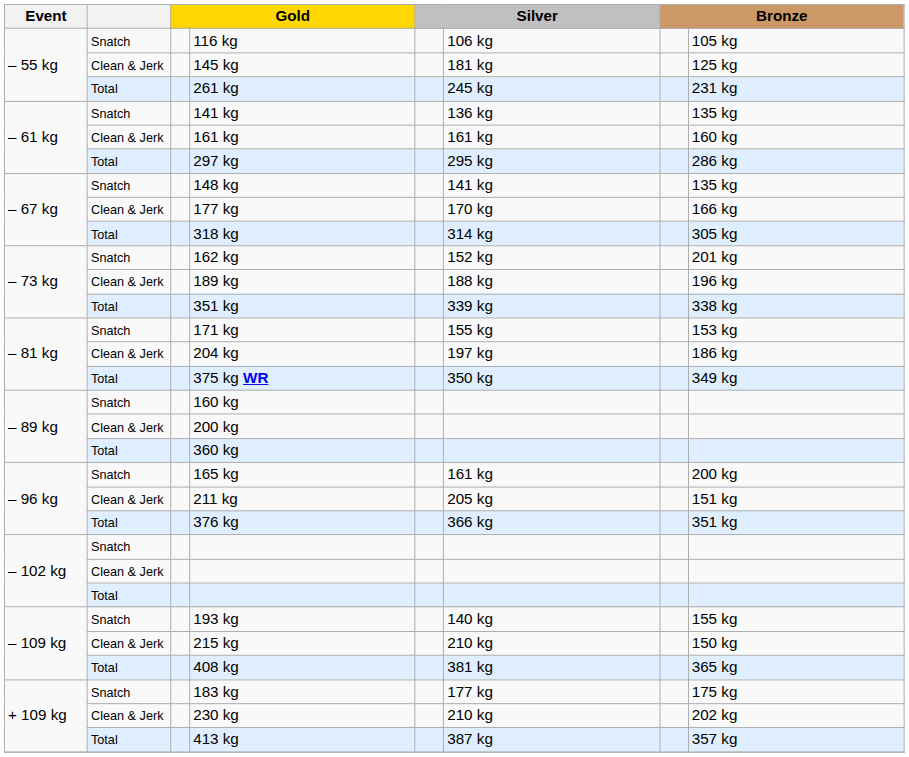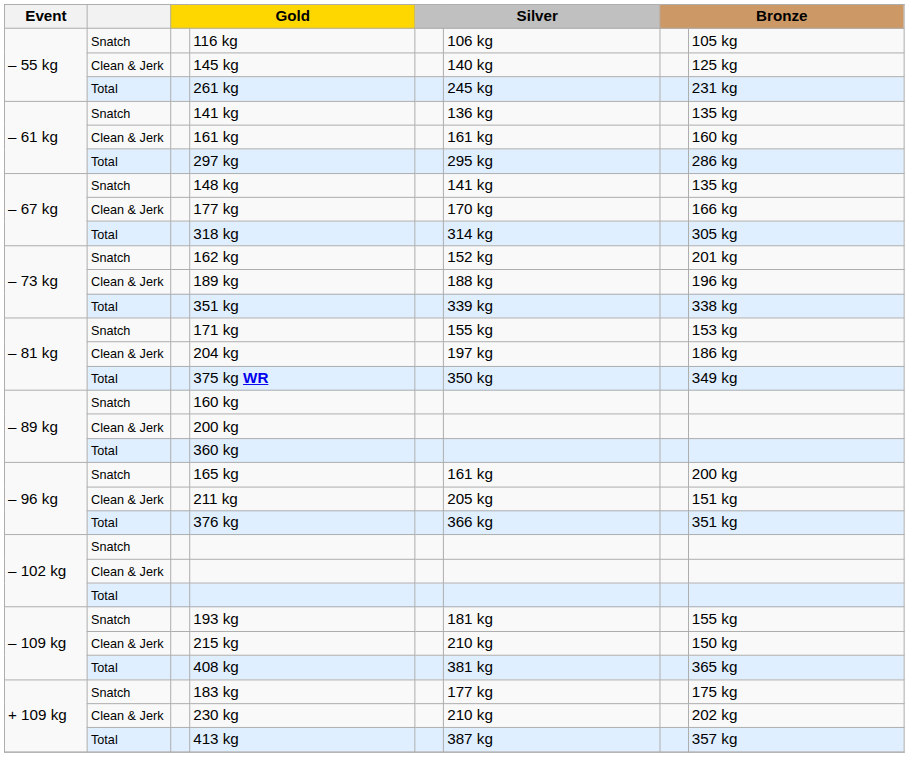(470, 64) 181 kg -> (470, 64) 140 kg
(470, 619) 140 kg -> (470, 619) 181 kg
